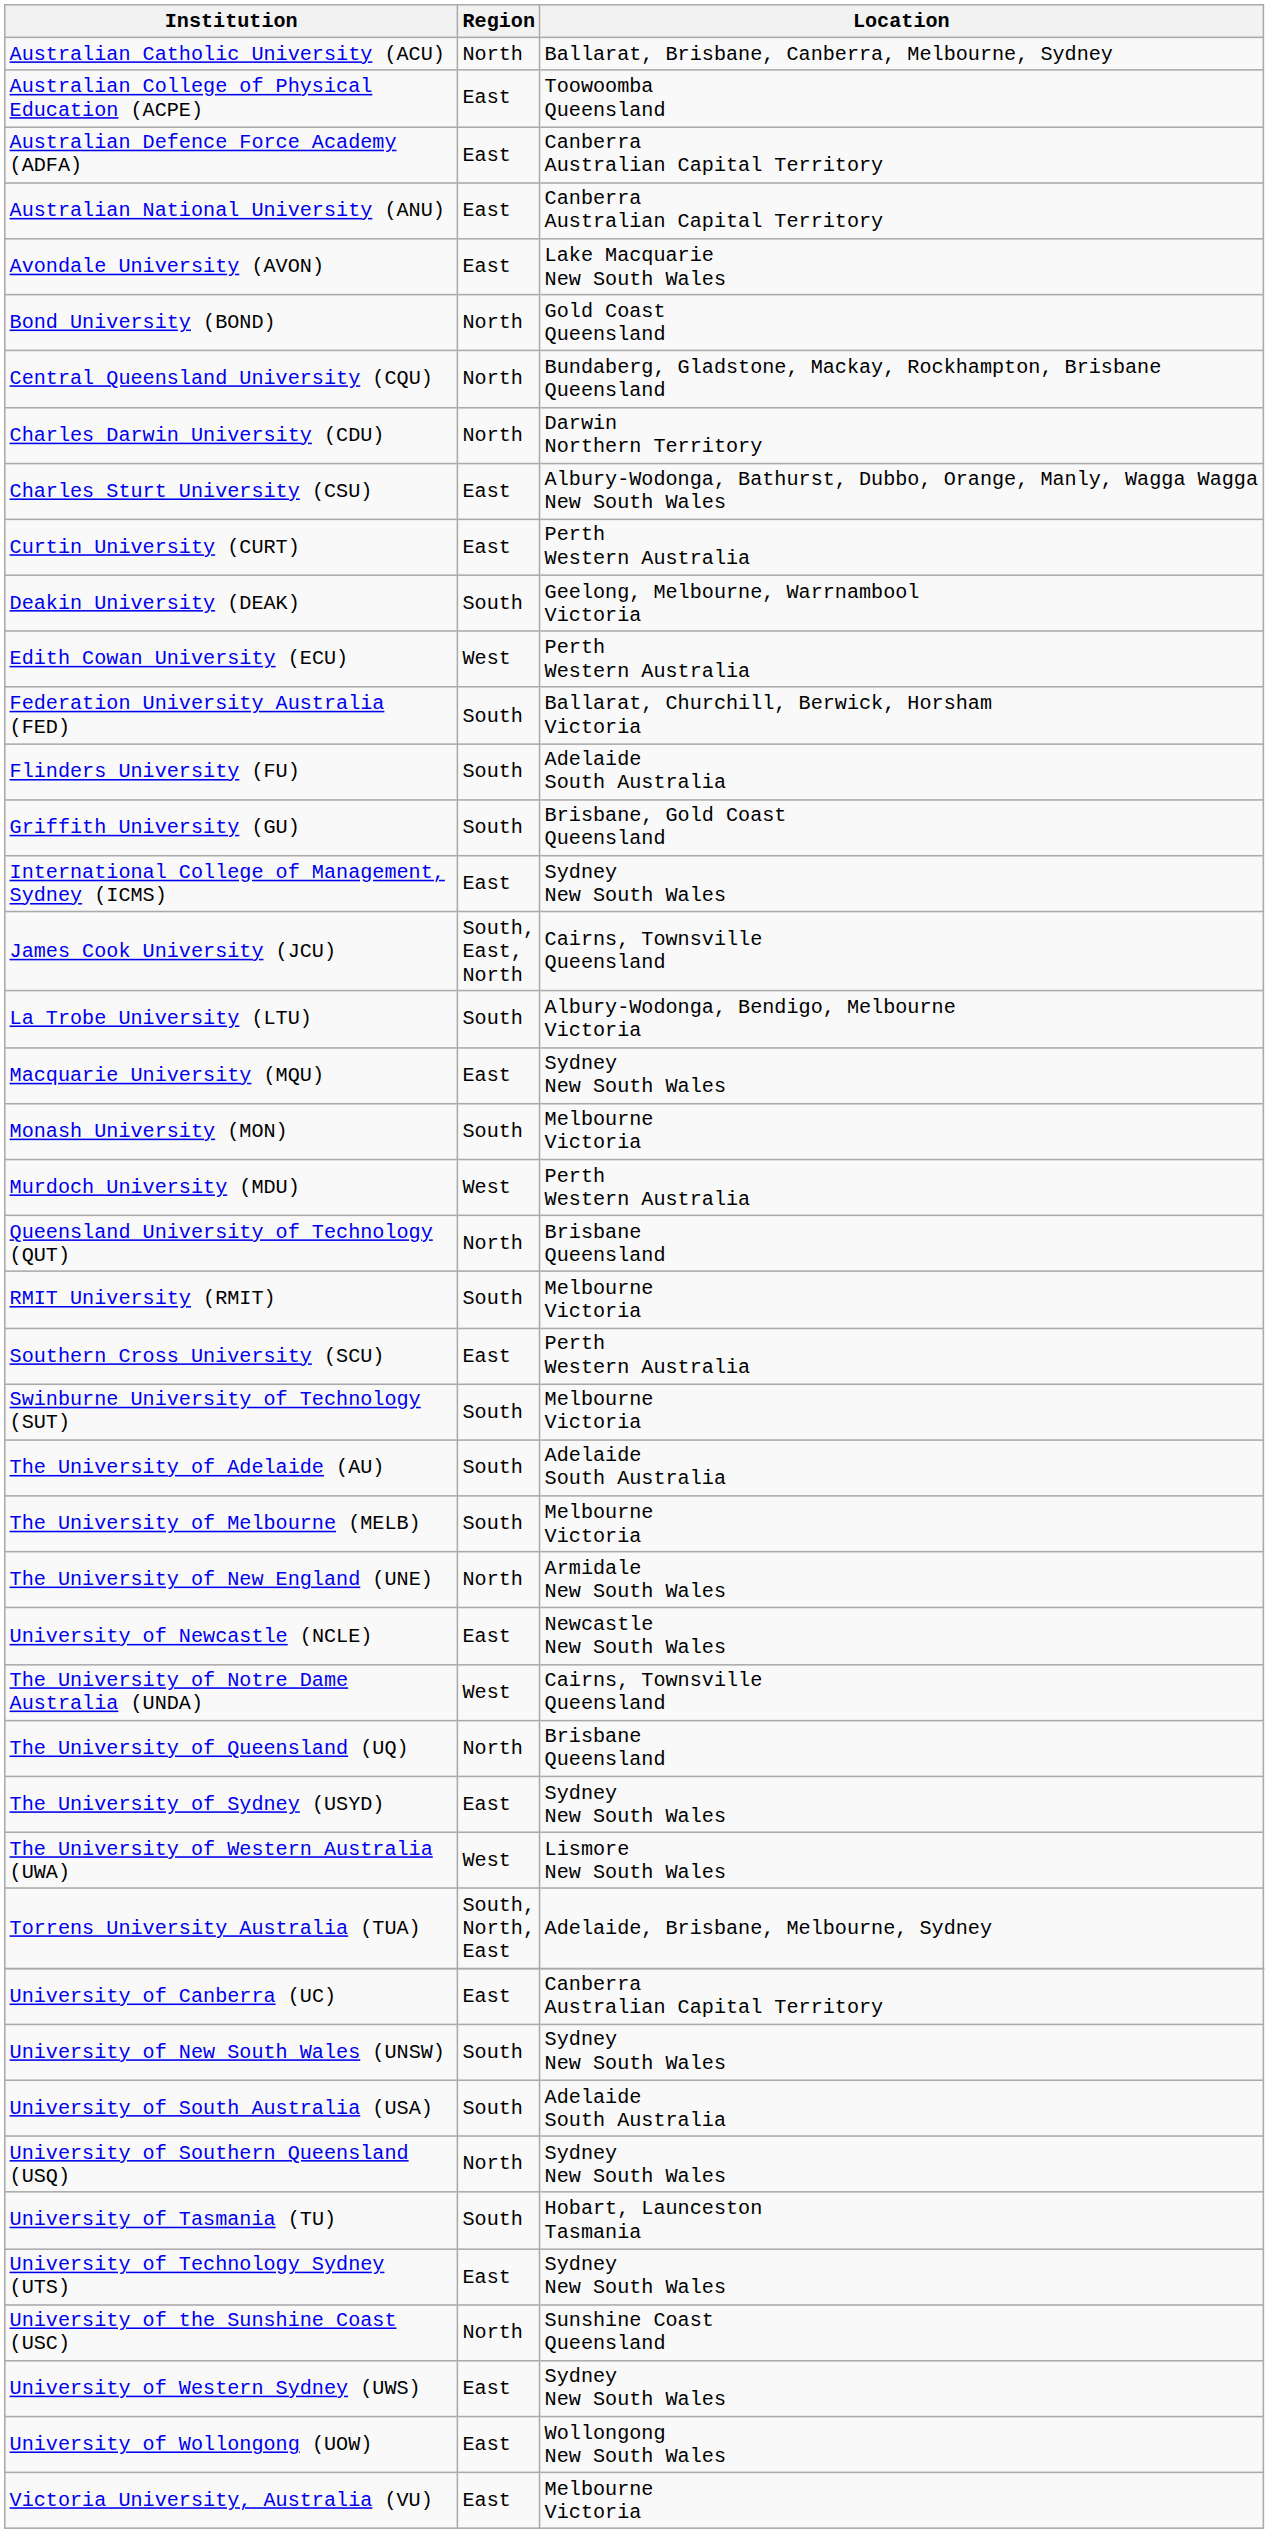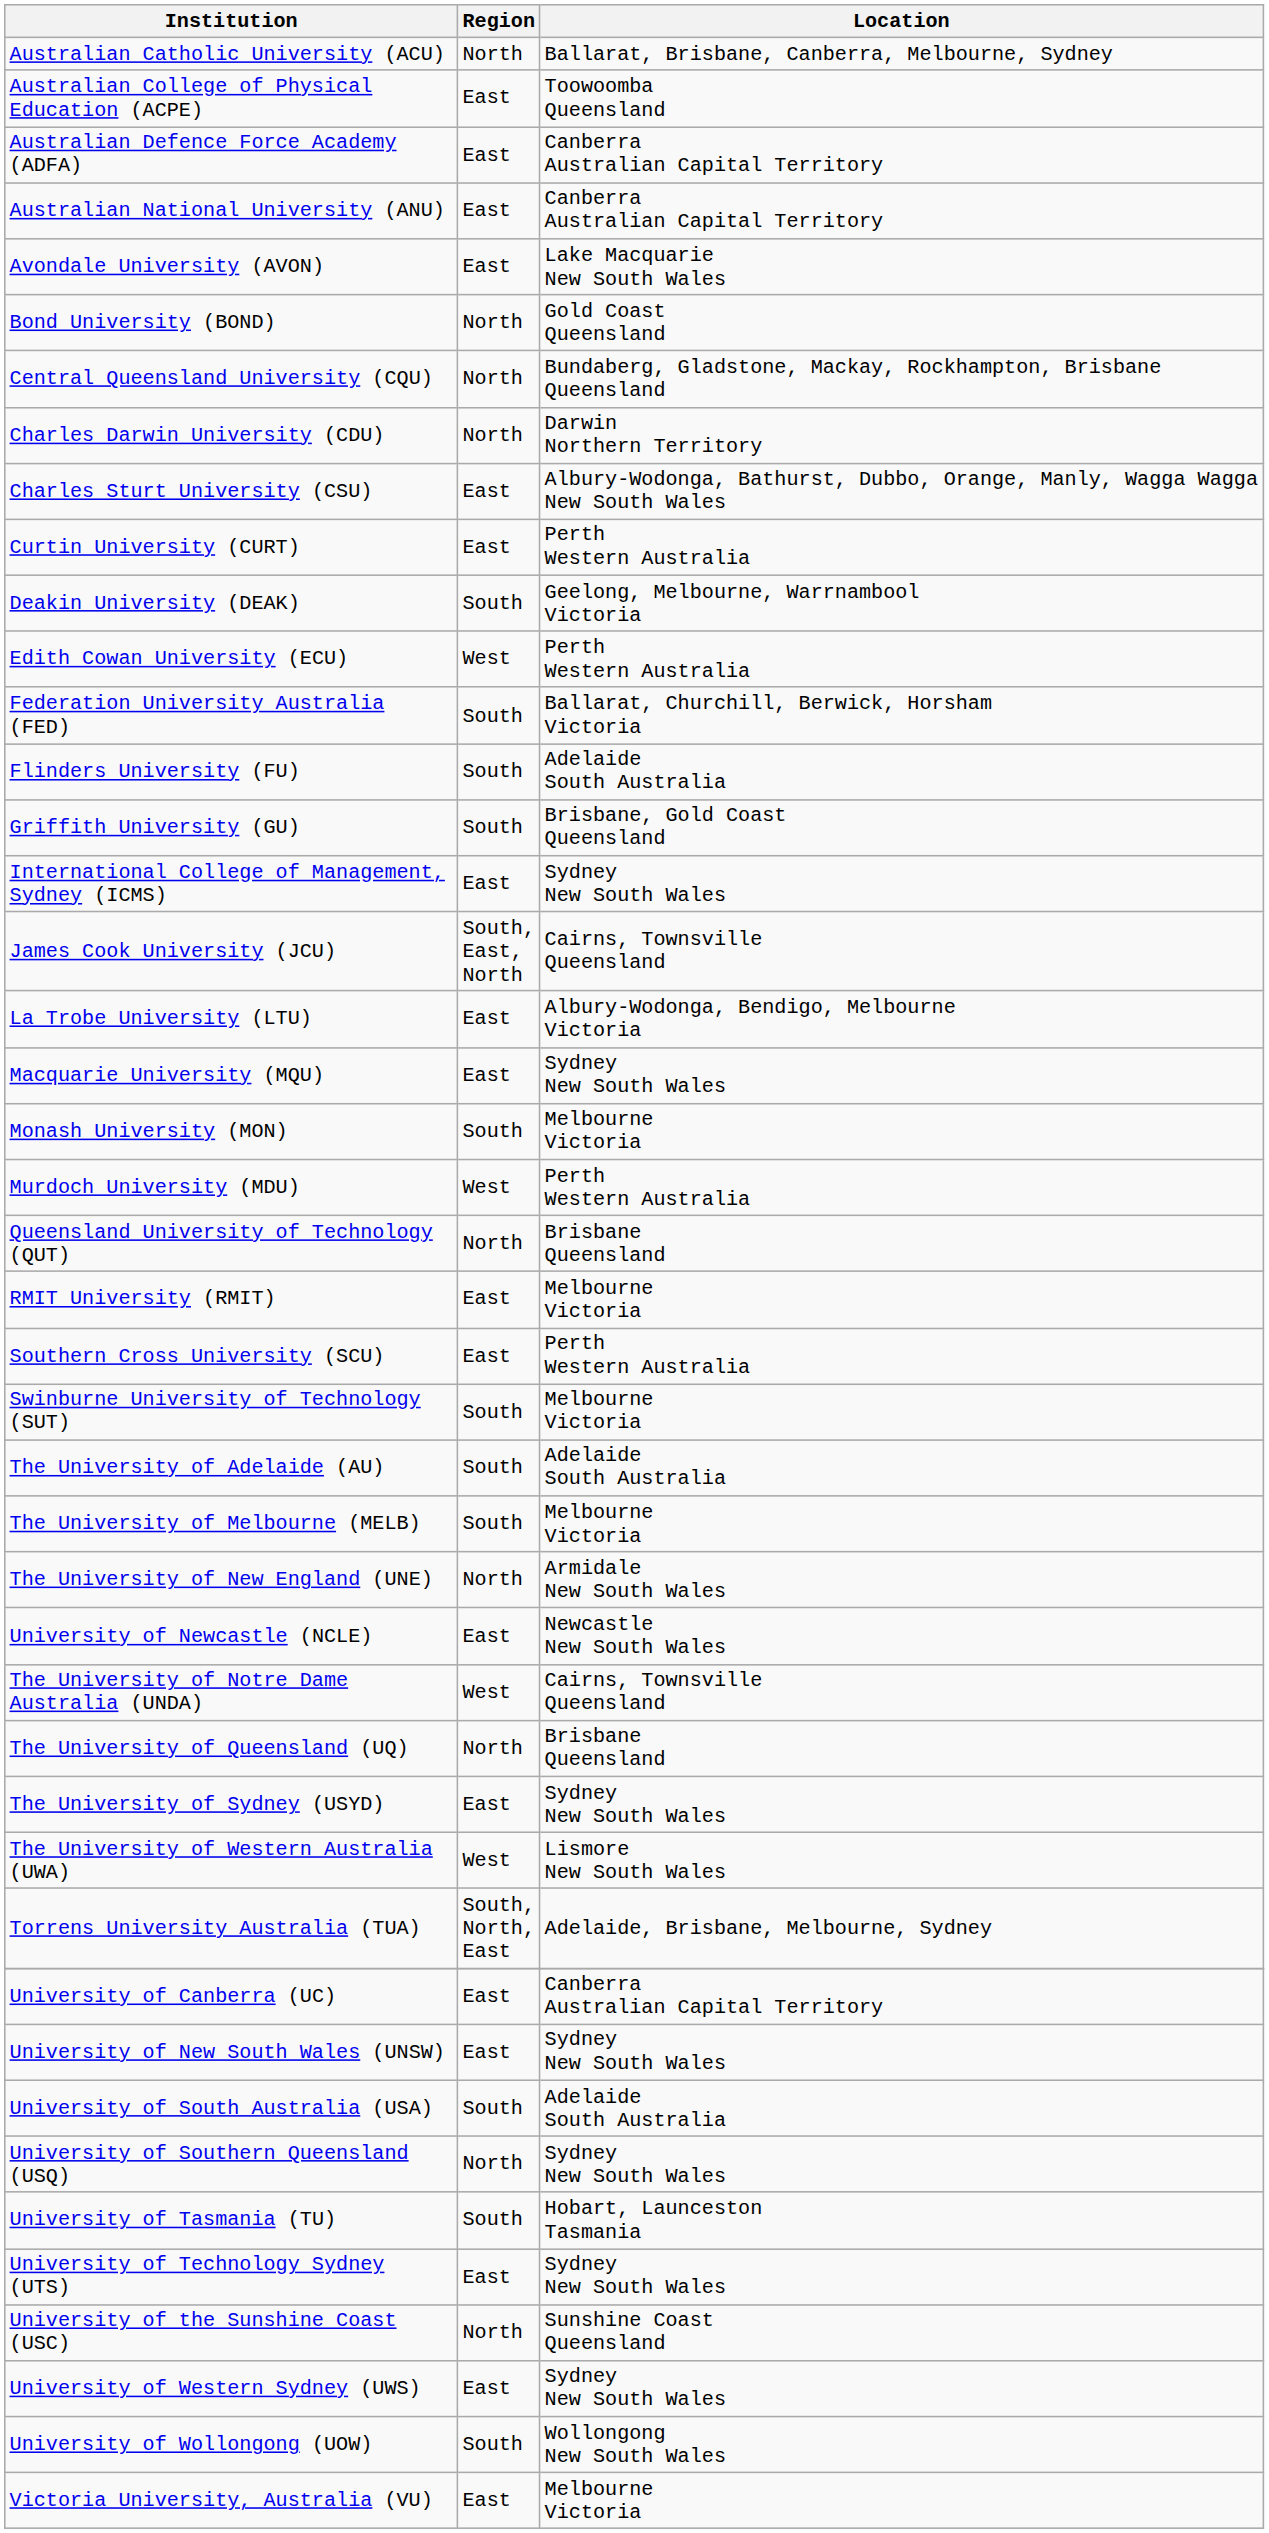(493, 1019) South -> (487, 1019) East
(493, 1300) South -> (487, 1300) East
(493, 2052) South -> (487, 2052) East
(487, 2445) East -> (493, 2445) South
